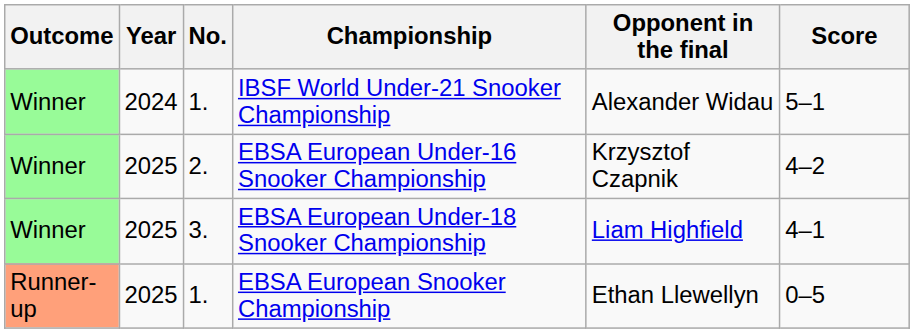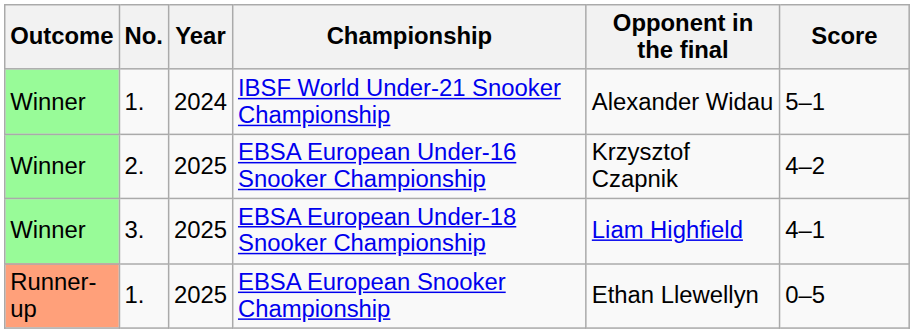columns swapped: (208, 36) <-> (151, 36)
